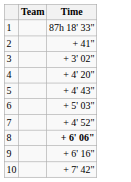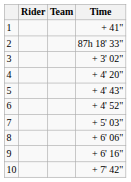+ column: (33, 12)
(72, 28) 87h 18' 33" -> (112, 28) + 41"
(83, 43) + 41" -> (101, 43) 87h 18' 33"
(79, 106) + 5' 03" -> (108, 106) + 4' 52"
(79, 122) + 4' 52" -> (108, 122) + 5' 03"
(78, 138) bold -> (108, 138) normal
